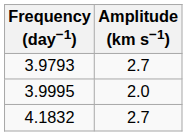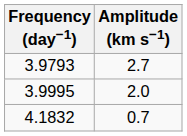(138, 117) 2.7 -> (138, 117) 0.7
